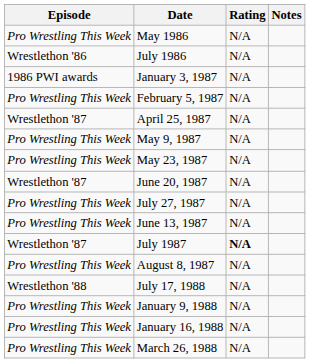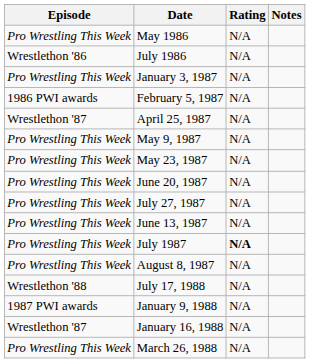(53, 77) 1986 PWI awards -> (69, 77) Pro Wrestling This Week
(69, 98) Pro Wrestling This Week -> (53, 98) 1986 PWI awards
(47, 181) Wrestlethon '87 -> (69, 181) Pro Wrestling This Week
(47, 243) Wrestlethon '87 -> (69, 243) Pro Wrestling This Week
(69, 306) Pro Wrestling This Week -> (53, 306) 1987 PWI awards
(69, 327) Pro Wrestling This Week -> (47, 327) Wrestlethon '87
